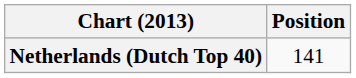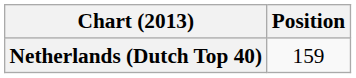(308, 55) 141 -> (308, 55) 159
